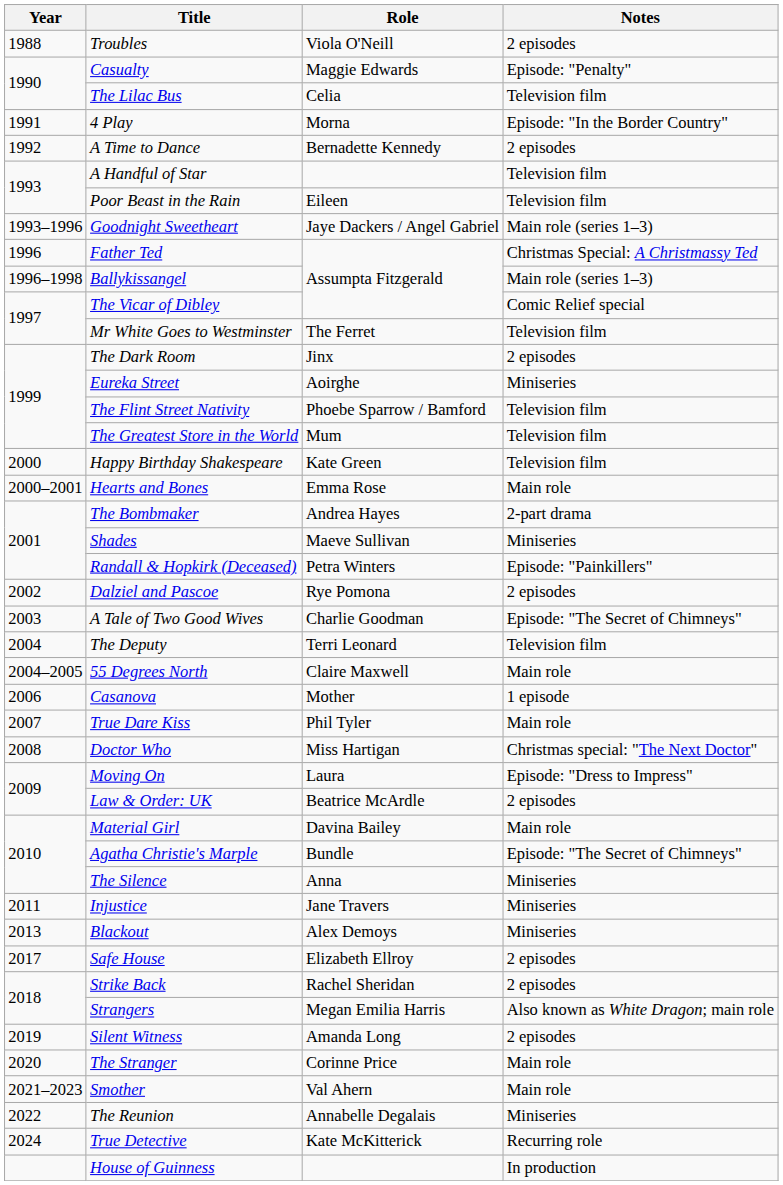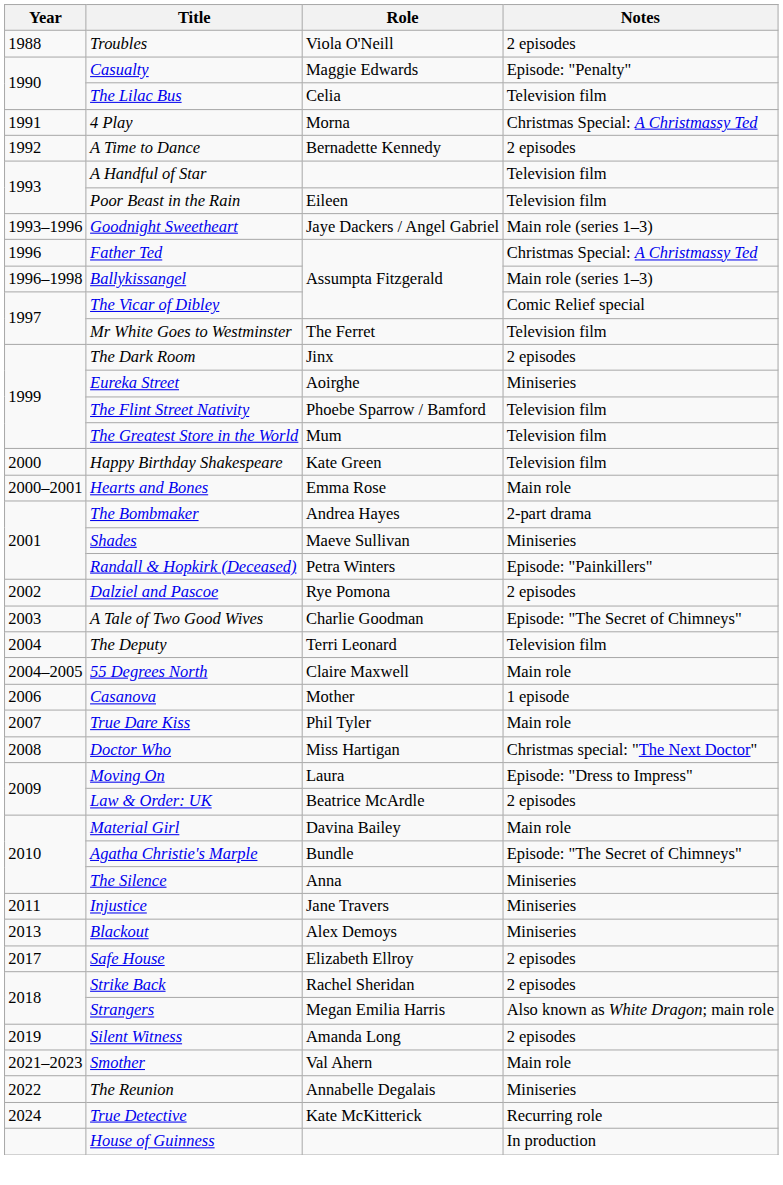(617, 122) Episode: "In the Border Country" -> (632, 122) Christmas Special: A Christmassy Ted
- row: (133, 1063)
